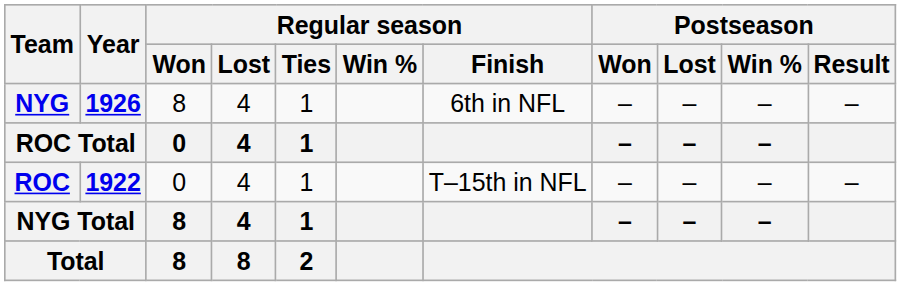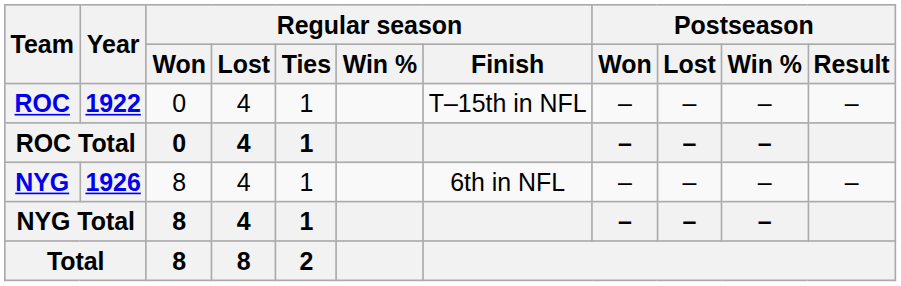rows swapped: (42, 183) <-> (42, 104)
